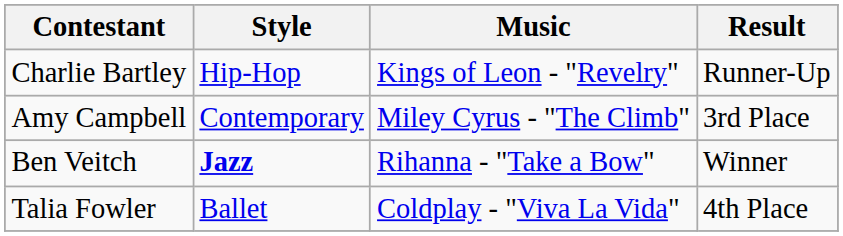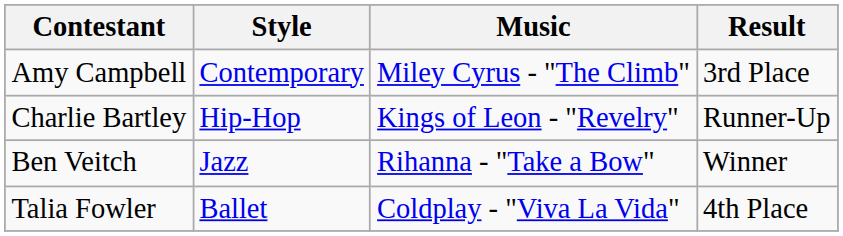rows swapped: (99, 72) <-> (99, 117)
(226, 162) bold -> (224, 162) normal
